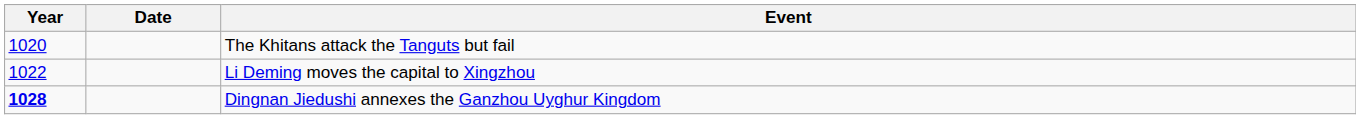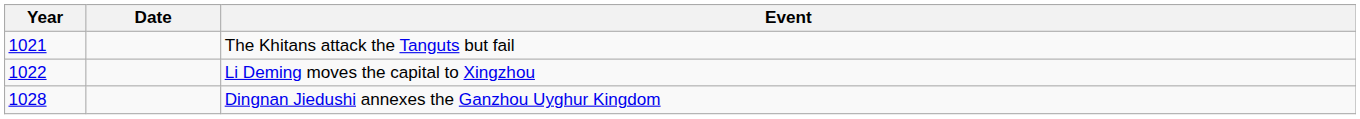(28, 45) 1020 -> (28, 45) 1021
(28, 99) bold -> (28, 99) normal
